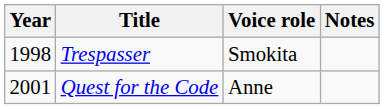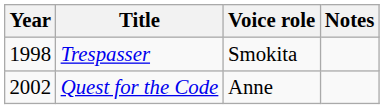(30, 86) 2001 -> (30, 86) 2002
